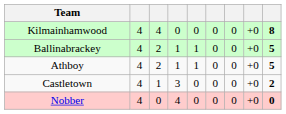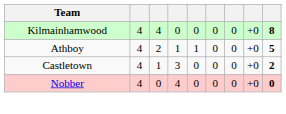- row: (67, 48)
